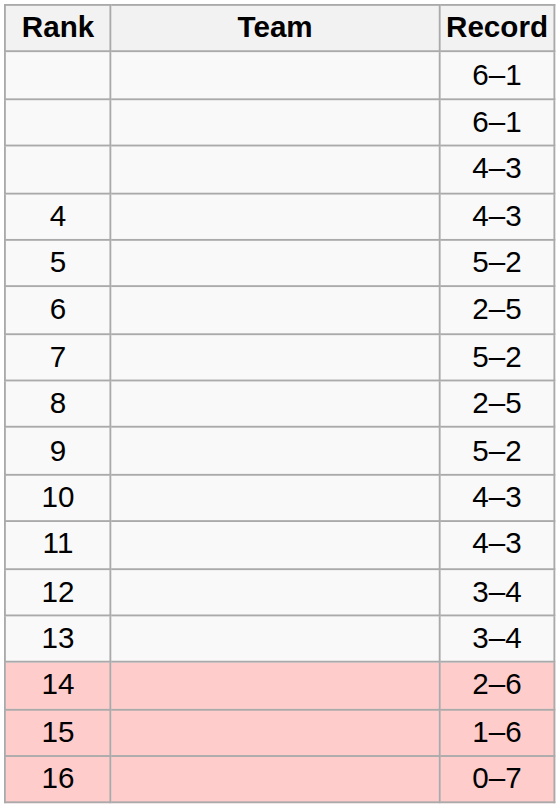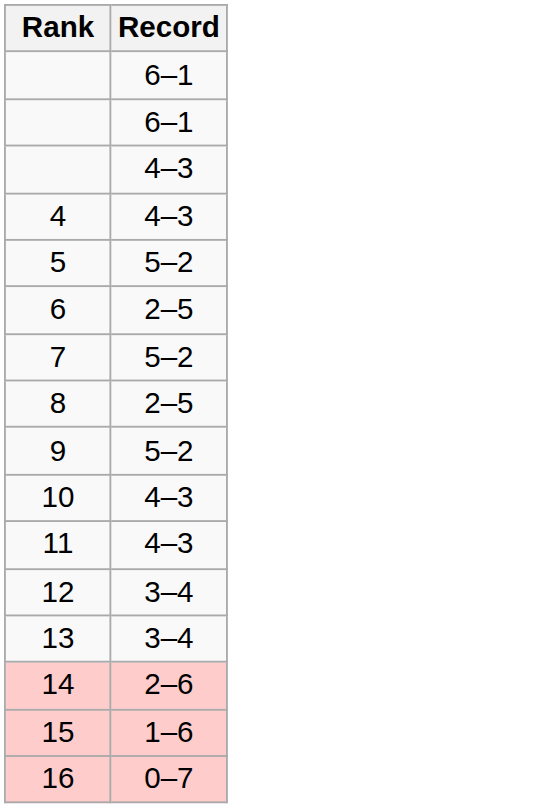- column: (275, 27)
